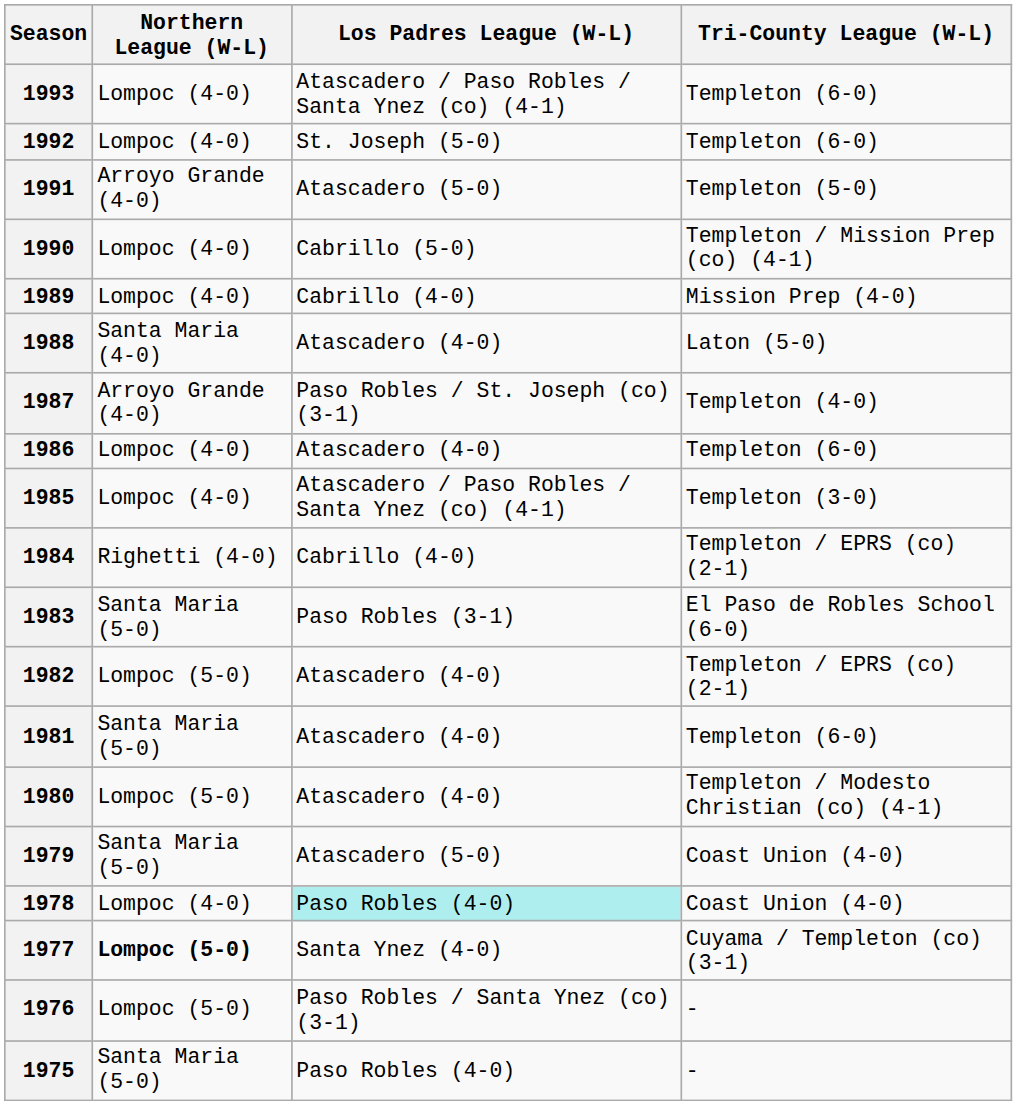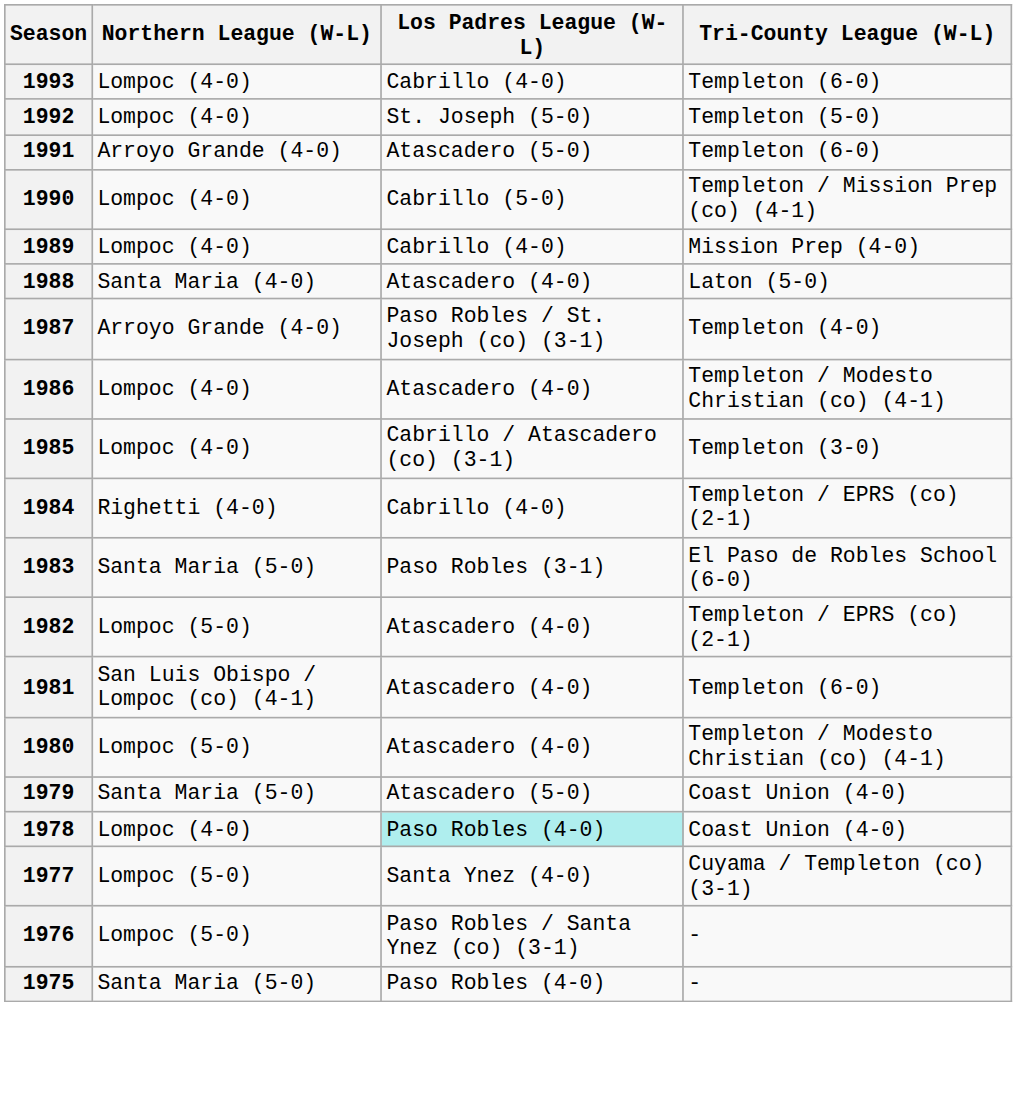(464, 94) Atascadero / Paso Robles / Santa Ynez (co) (4-1) -> (477, 82) Cabrillo (4-0)
(782, 142) Templeton (6-0) -> (785, 117) Templeton (5-0)
(782, 189) Templeton (5-0) -> (785, 152) Templeton (6-0)
(782, 450) Templeton (6-0) -> (817, 389) Templeton / Modesto Christian (co) (4-1)
(464, 498) Atascadero / Paso Robles / Santa Ynez (co) (4-1) -> (522, 448) Cabrillo / Atascadero (co) (3-1)
(168, 737) Santa Maria (5-0) -> (207, 687) San Luis Obispo / Lompoc (co) (4-1)
(175, 951) bold -> (175, 876) normal
